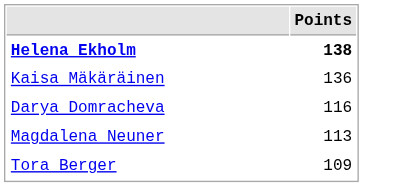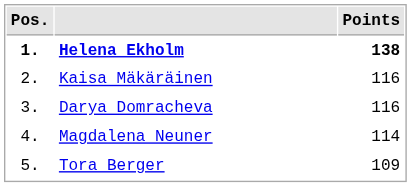+ column: (30, 20)
(338, 79) 136 -> (386, 79) 116
(338, 137) 113 -> (386, 137) 114
